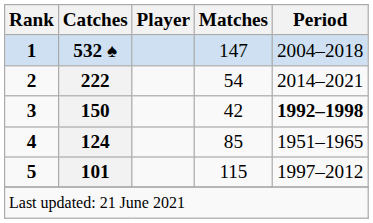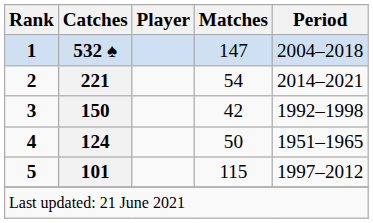(95, 80) 222 -> (95, 80) 221
(320, 111) bold -> (320, 111) normal
(233, 141) 85 -> (233, 141) 50
